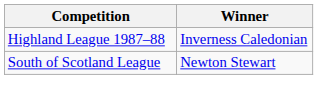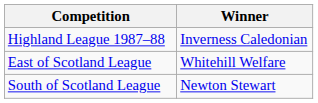+ row: (80, 62)
